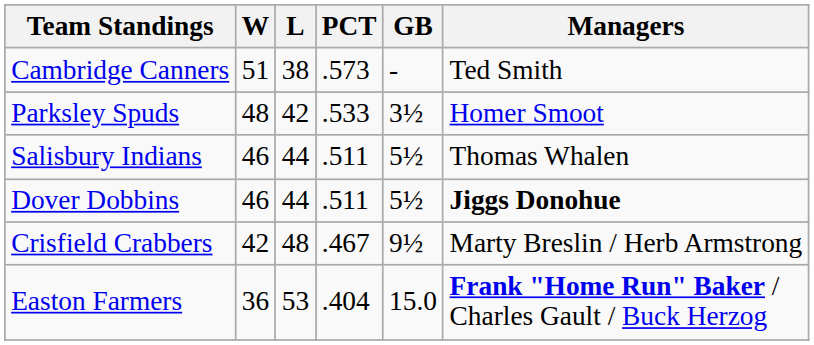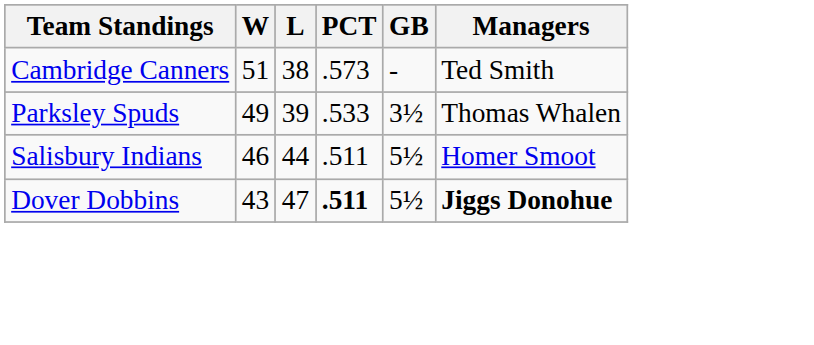(256, 112) 48 -> (256, 112) 49
(296, 112) 42 -> (296, 112) 39
(527, 112) Homer Smoot -> (531, 112) Thomas Whalen
(539, 156) Thomas Whalen -> (518, 156) Homer Smoot
(256, 199) 46 -> (256, 199) 43
(296, 199) 44 -> (296, 199) 47
(345, 199) normal -> (345, 199) bold
- row: (112, 243)
- row: (97, 301)
